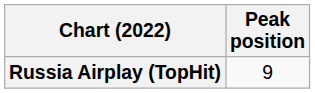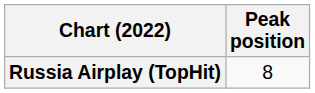(268, 72) 9 -> (268, 72) 8
